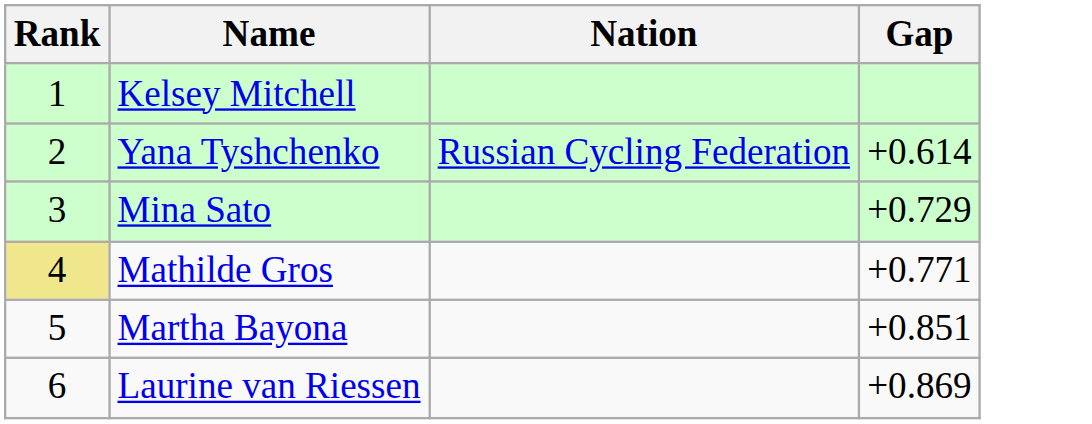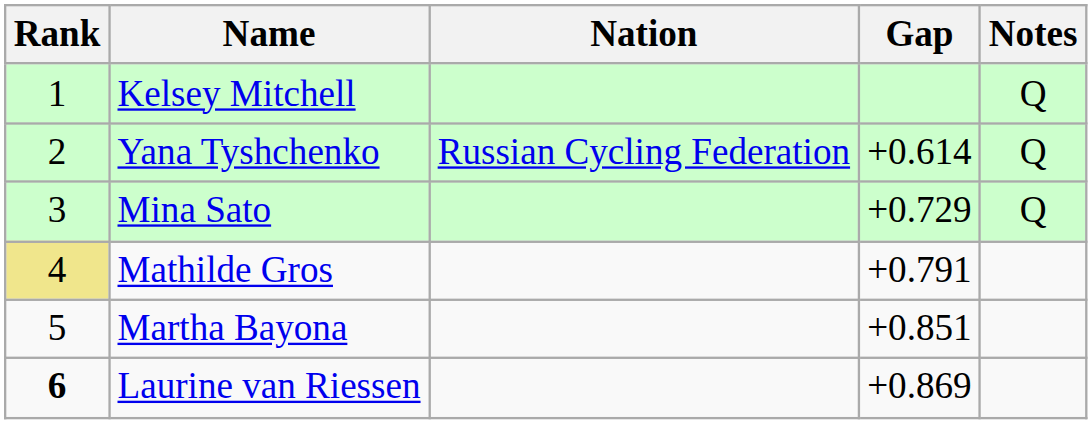+ column: (1033, 33)
(919, 269) +0.771 -> (919, 269) +0.791
(57, 387) normal -> (57, 387) bold
